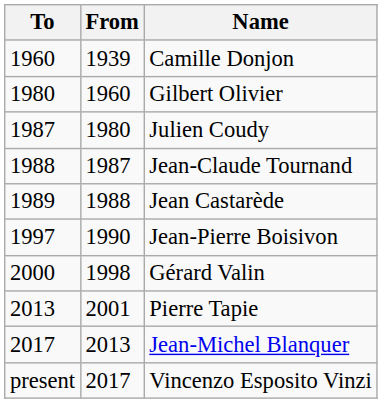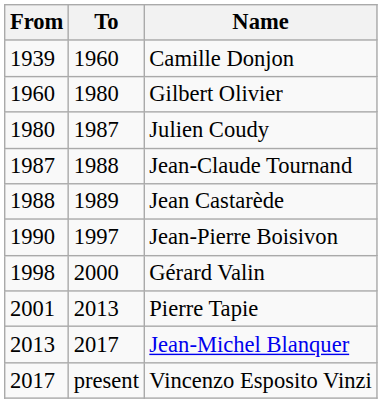columns swapped: (112, 22) <-> (42, 22)
